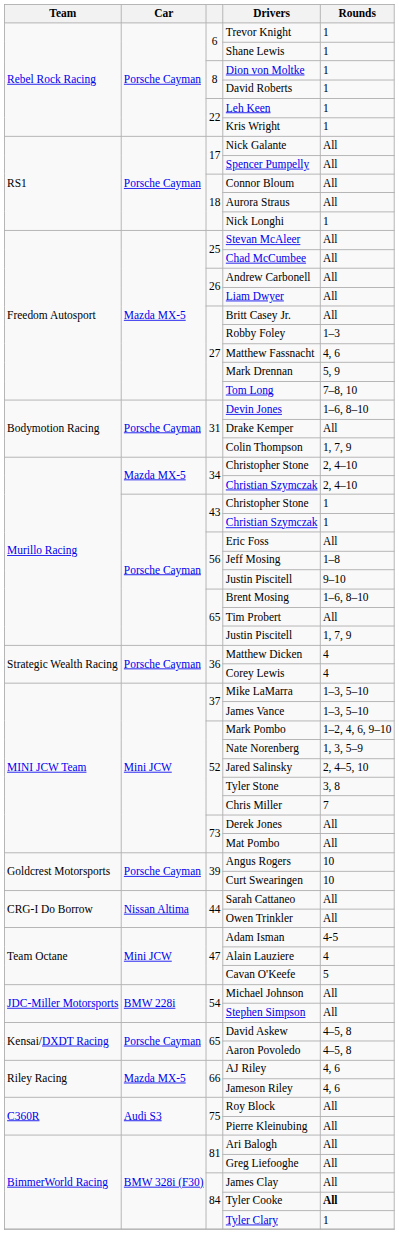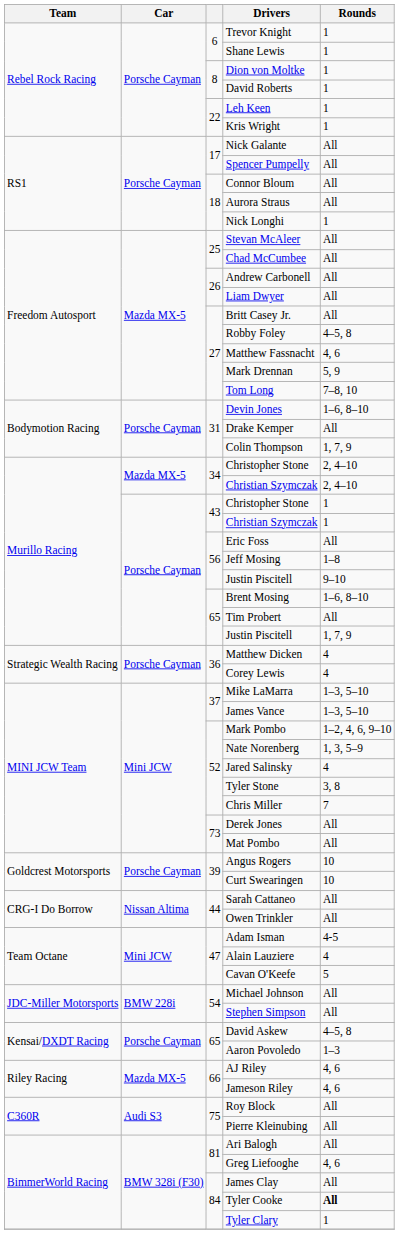(331, 333) 1–3 -> (337, 333) 4–5, 8
(346, 767) 2, 4–5, 10 -> (326, 767) 4
(337, 1050) 4–5, 8 -> (331, 1050) 1–3
(330, 1163) All -> (331, 1163) 4, 6
